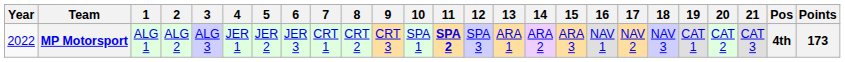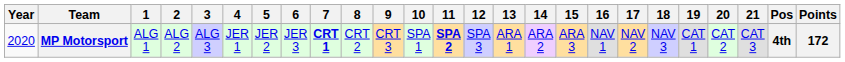(21, 40) 2022 -> (21, 40) 2020
(326, 40) normal -> (326, 40) bold
(818, 40) 173 -> (818, 40) 172
